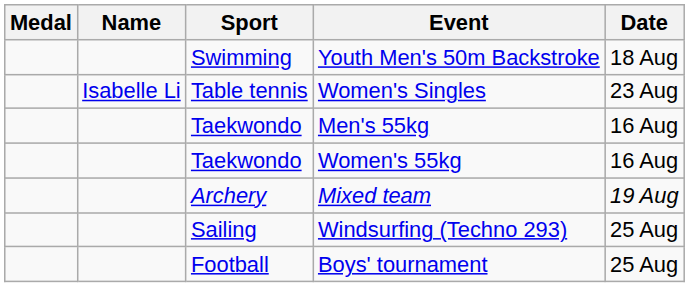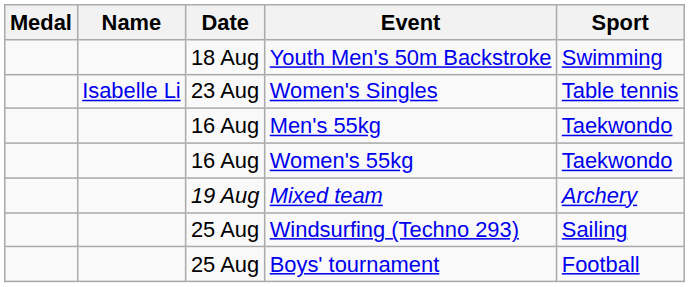columns swapped: (249, 22) <-> (644, 22)
